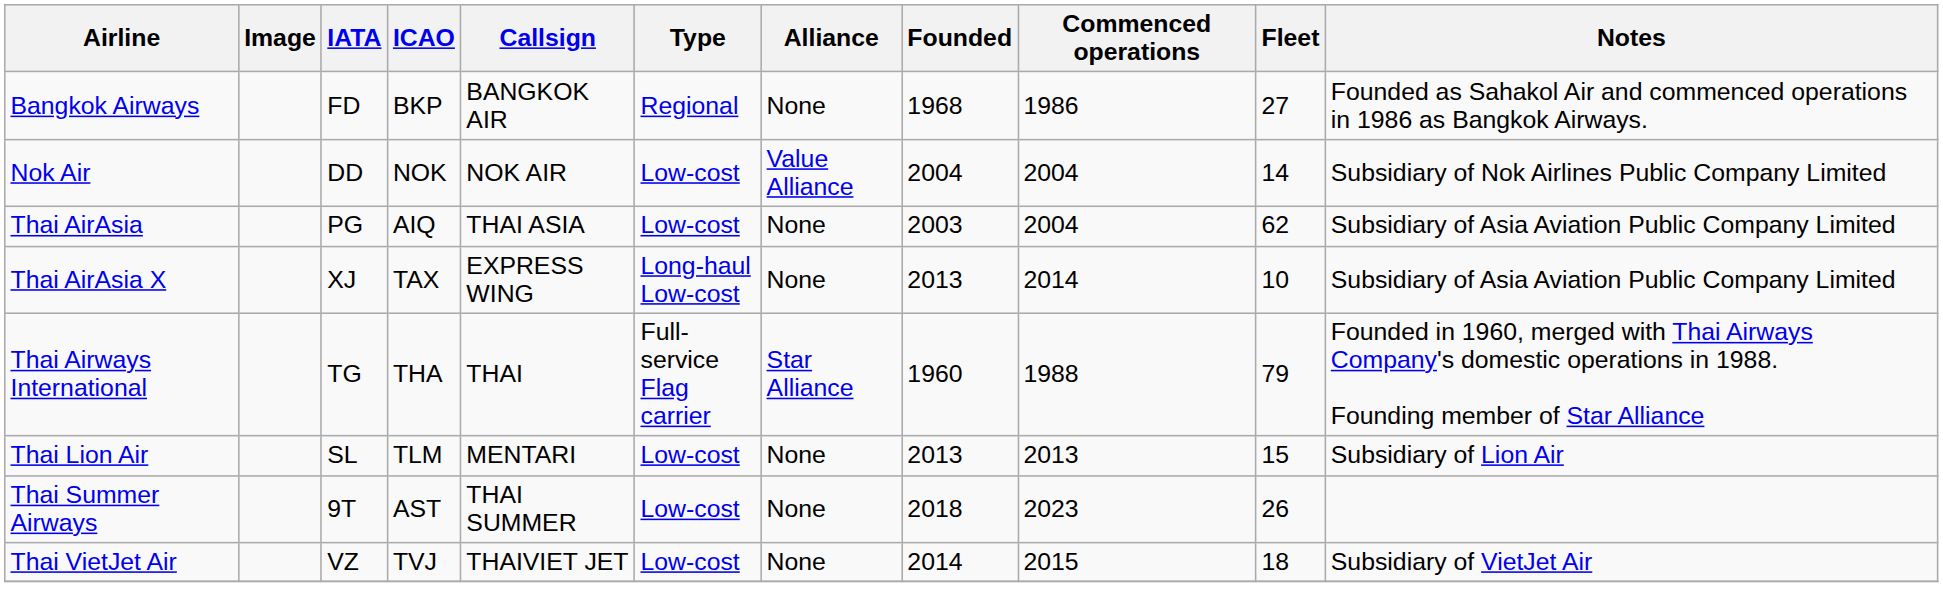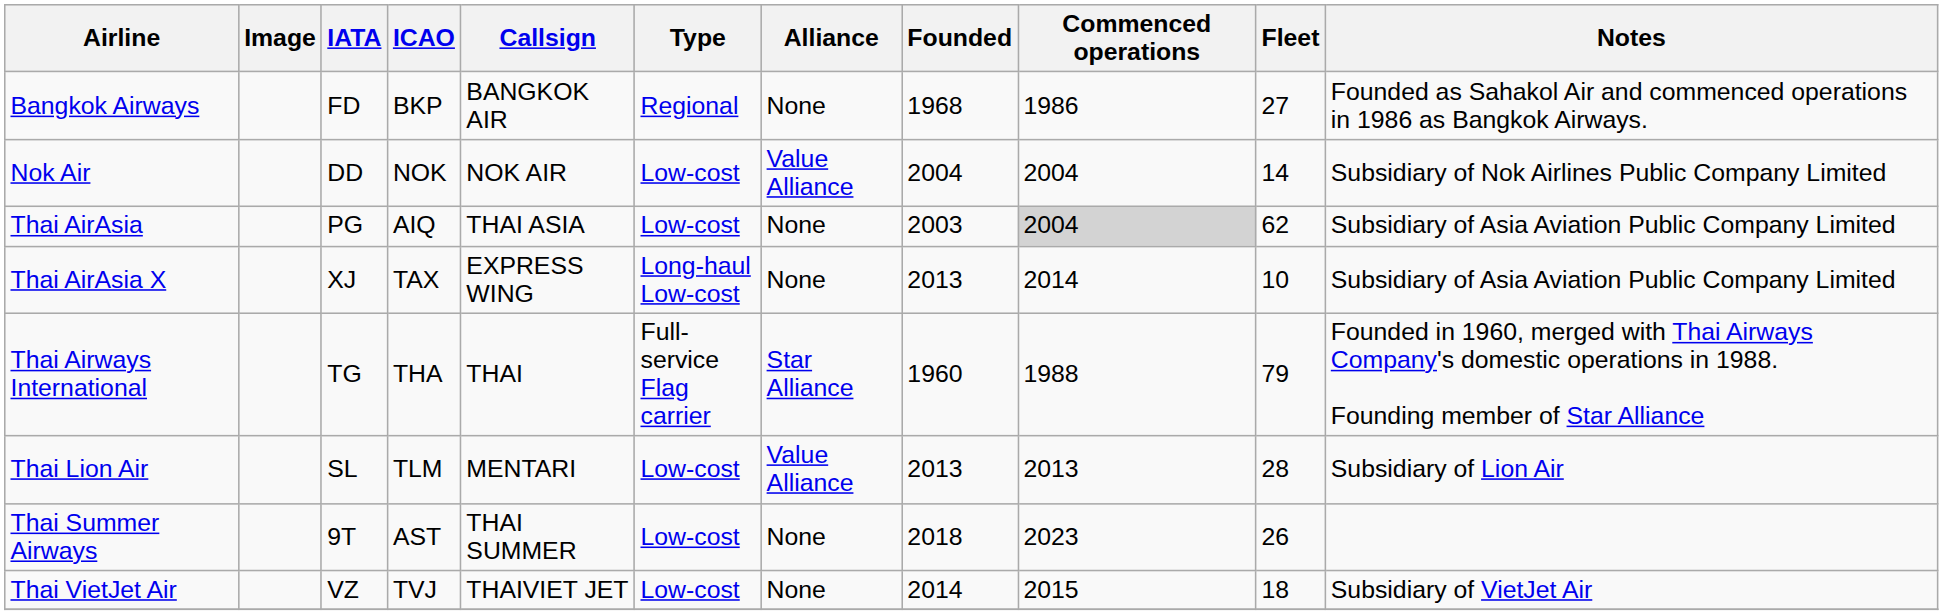(1051, 225) no background -> (1051, 225) lightgrey background
(796, 455) None -> (810, 469) Value Alliance
(1275, 455) 15 -> (1275, 469) 28
